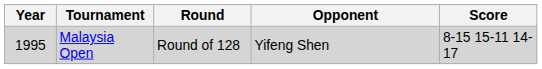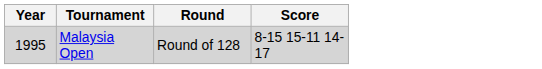- column: (345, 16)
